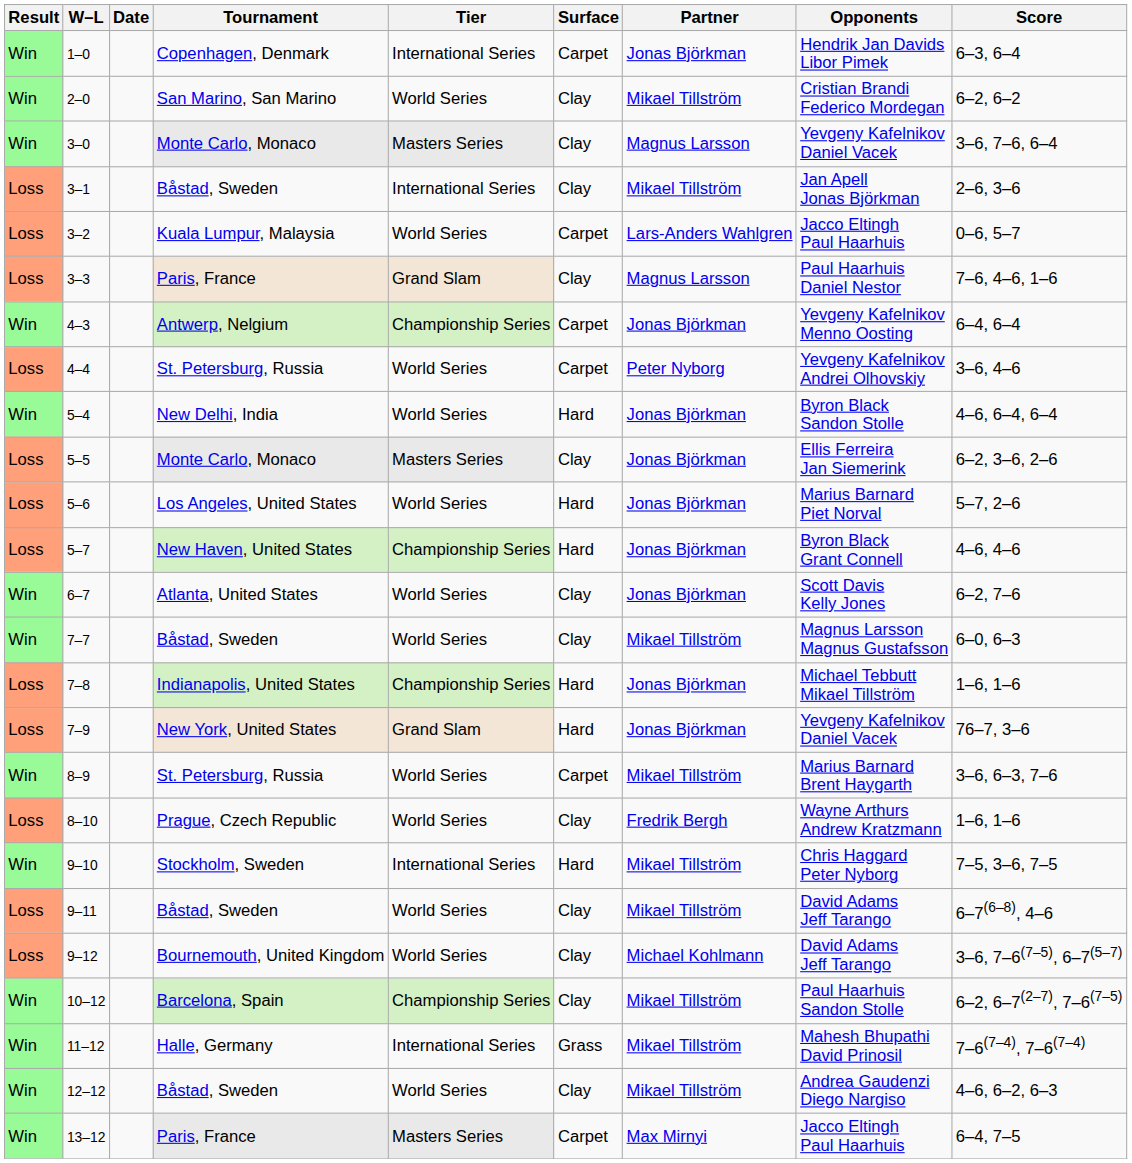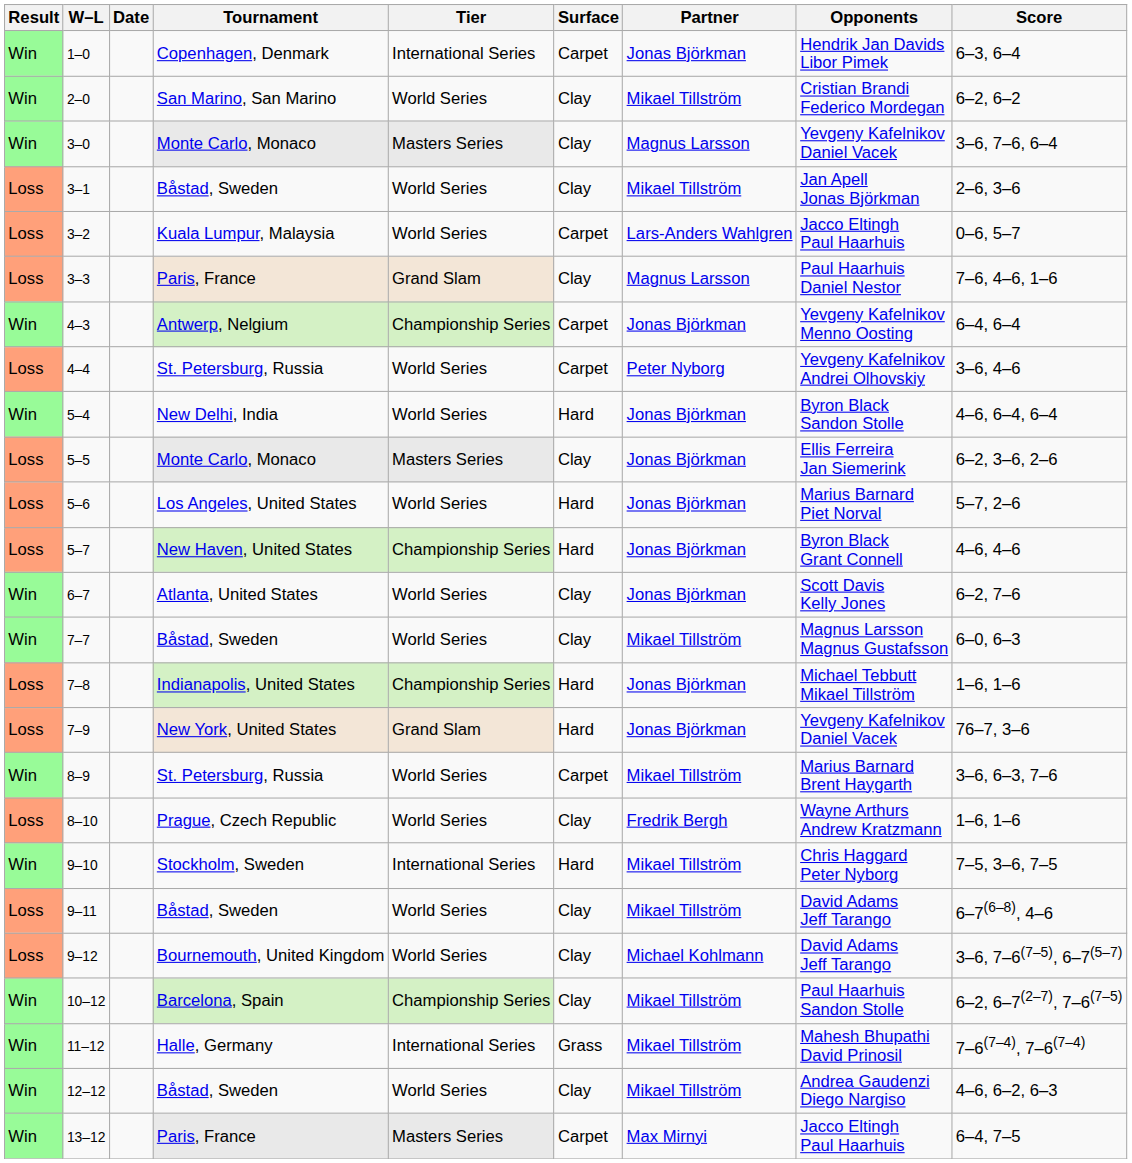(464, 188) International Series -> (440, 188) World Series
